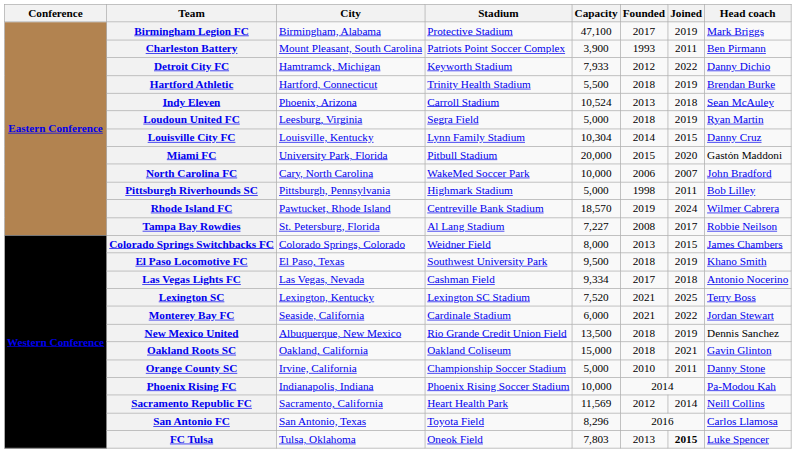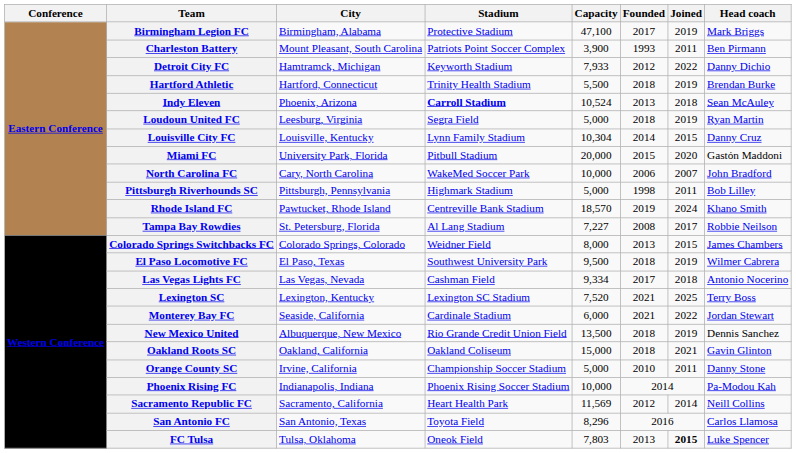(463, 102) normal -> (467, 102) bold
(743, 208) Wilmer Cabrera -> (737, 208) Khano Smith
(737, 262) Khano Smith -> (743, 262) Wilmer Cabrera
